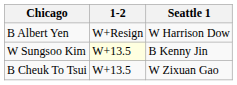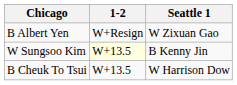(189, 32) W Harrison Dow -> (184, 32) W Zixuan Gao
(184, 70) W Zixuan Gao -> (189, 70) W Harrison Dow
